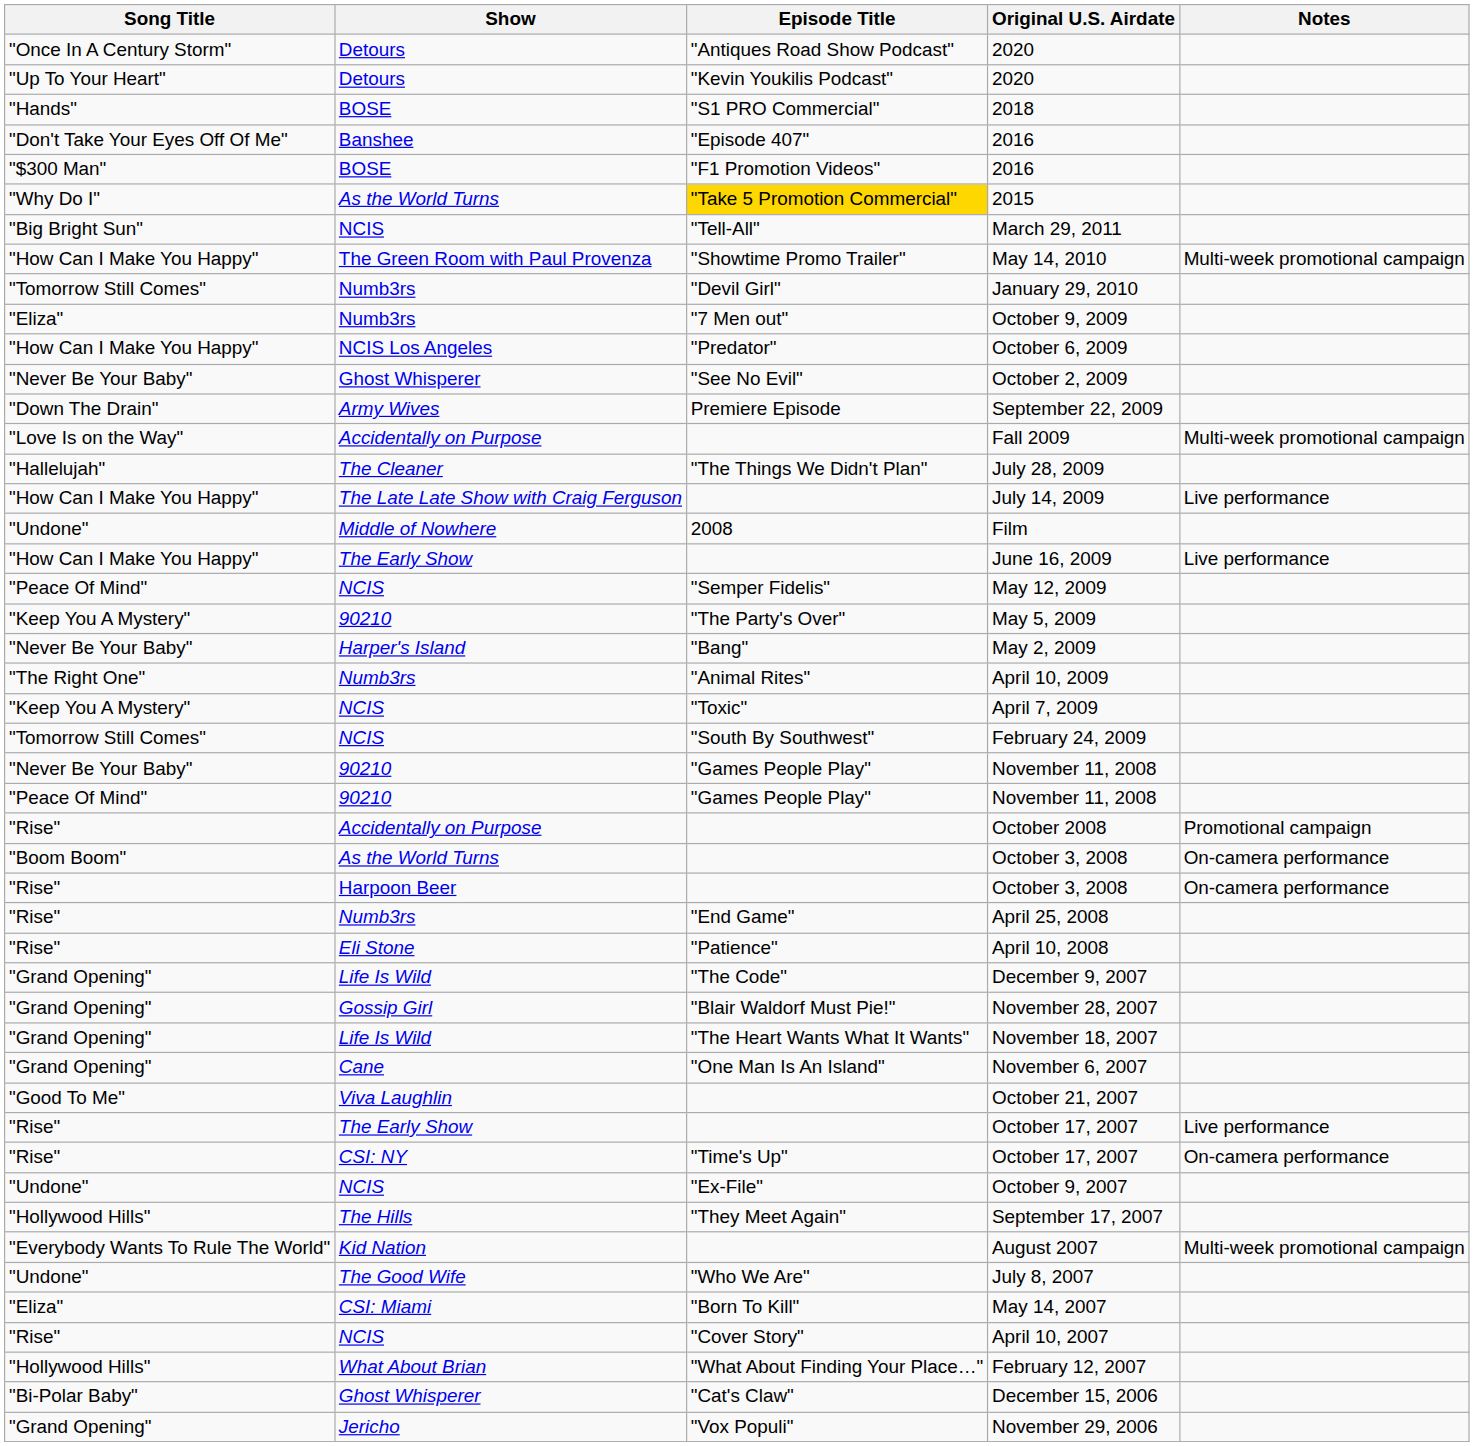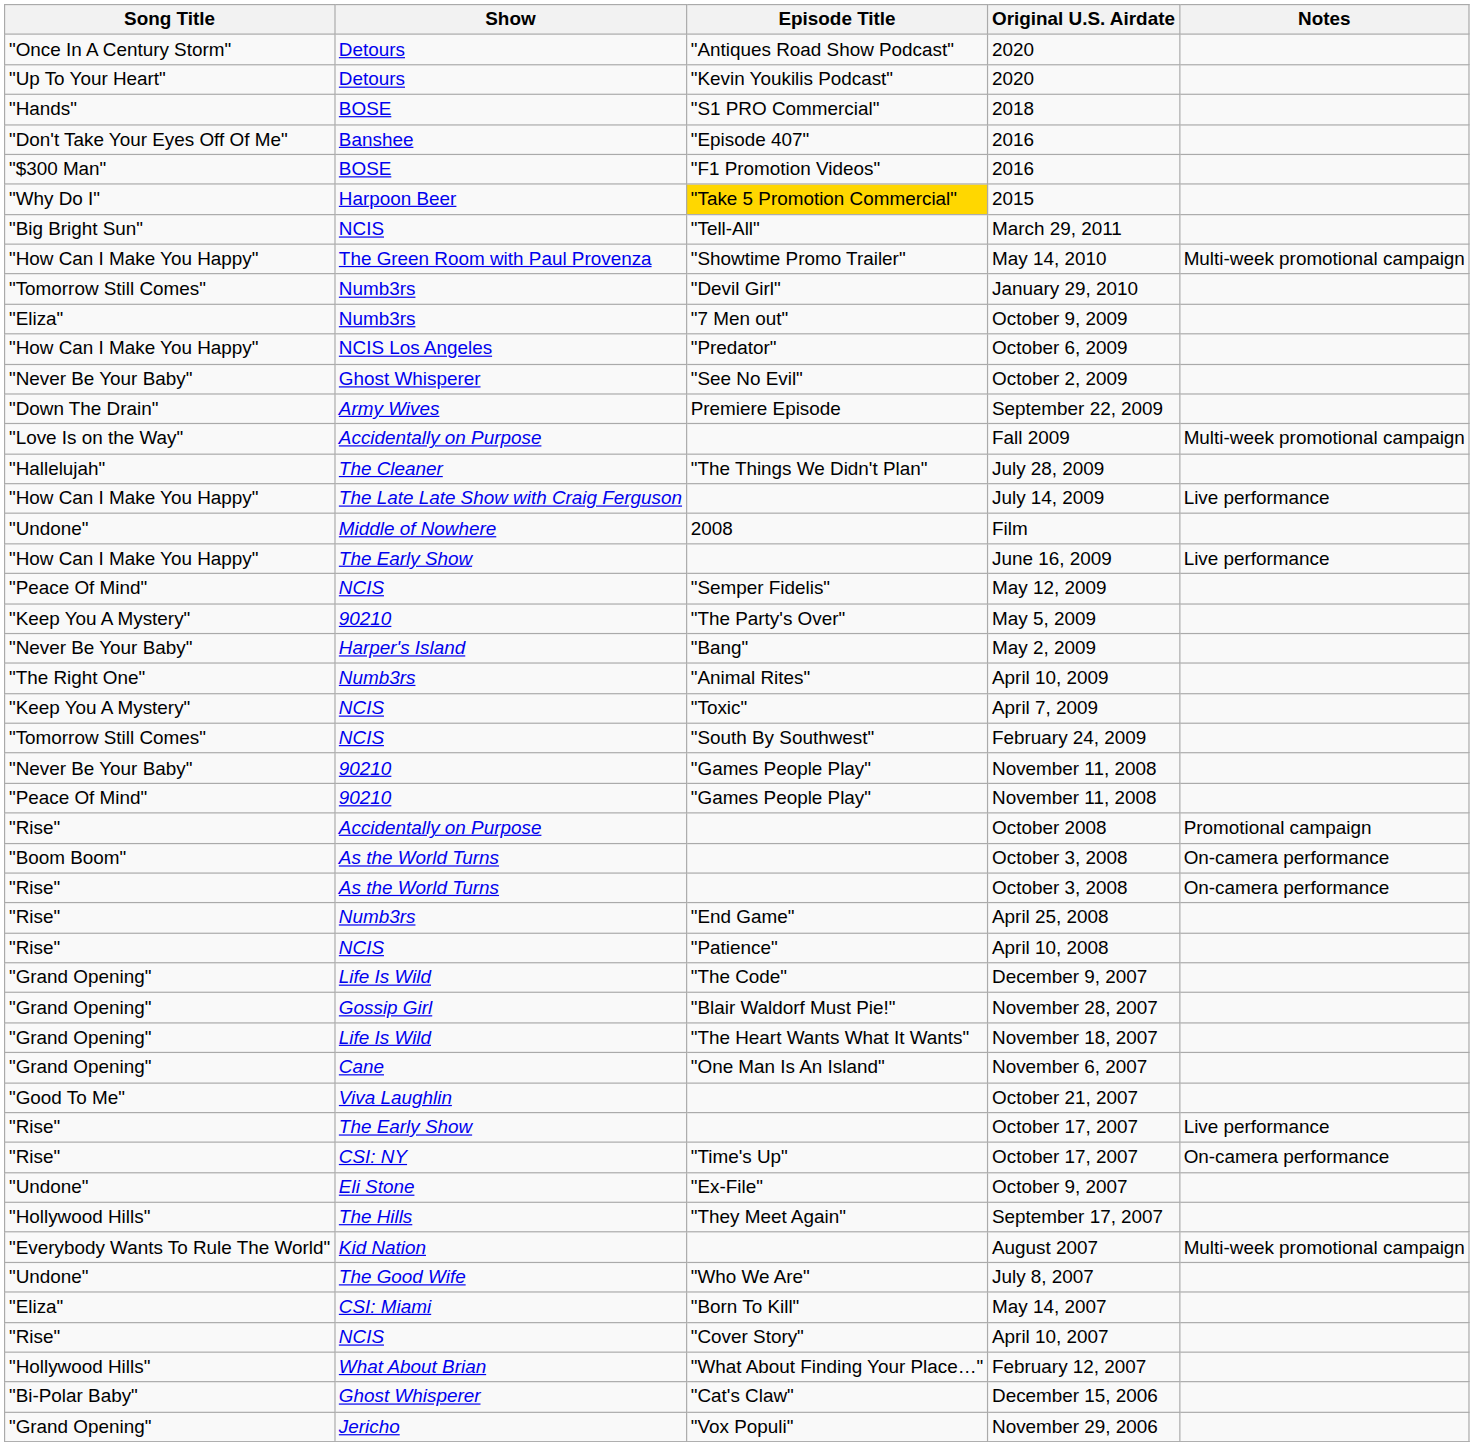(419, 199) As the World Turns -> (398, 199) Harpoon Beer
(398, 887) Harpoon Beer -> (419, 887) As the World Turns
(377, 947) Eli Stone -> (361, 947) NCIS
(361, 1187) NCIS -> (377, 1187) Eli Stone
